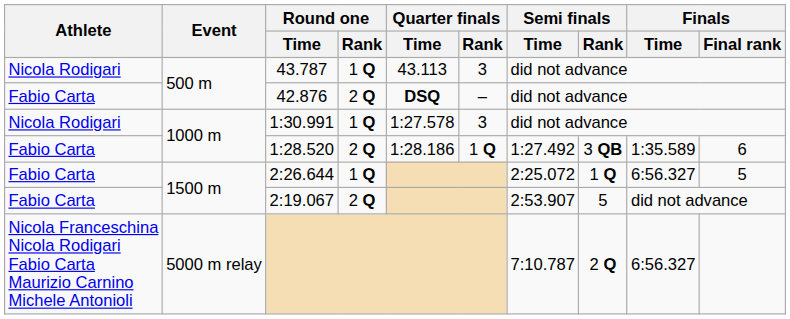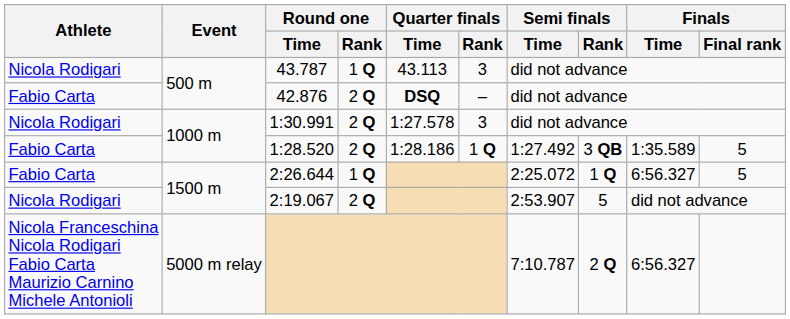(362, 123) 1 Q -> (362, 123) 2 Q
(742, 149) 6 -> (742, 149) 5
(52, 201) Fabio Carta -> (65, 201) Nicola Rodigari
